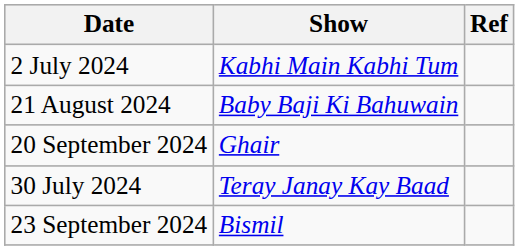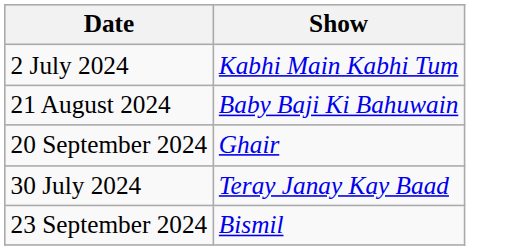- column: (489, 24)
